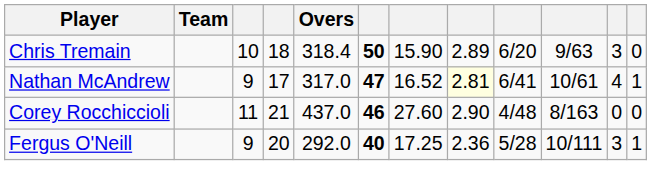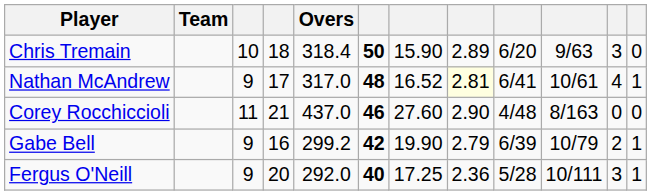(374, 81) 47 -> (374, 81) 48
+ row: (52, 143)
